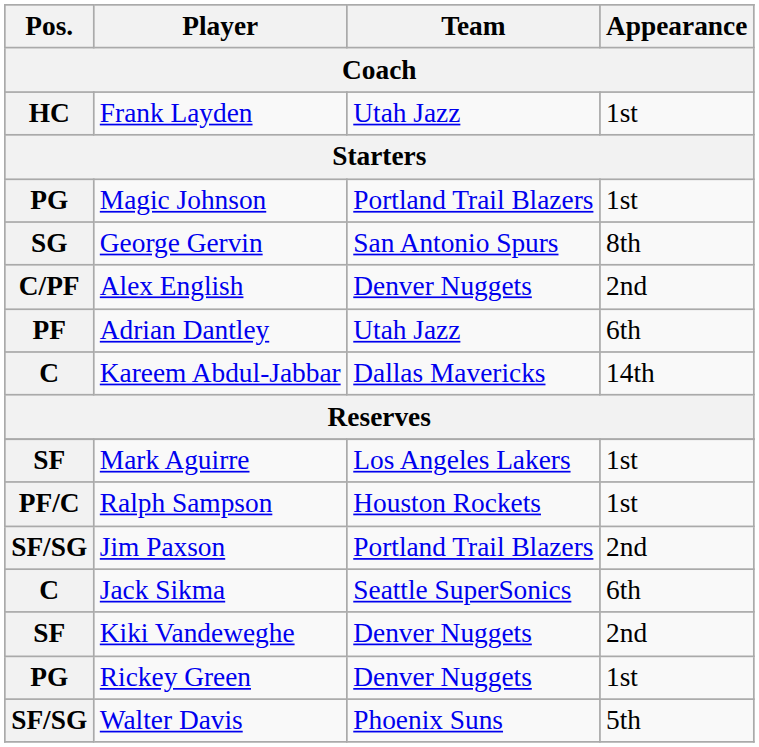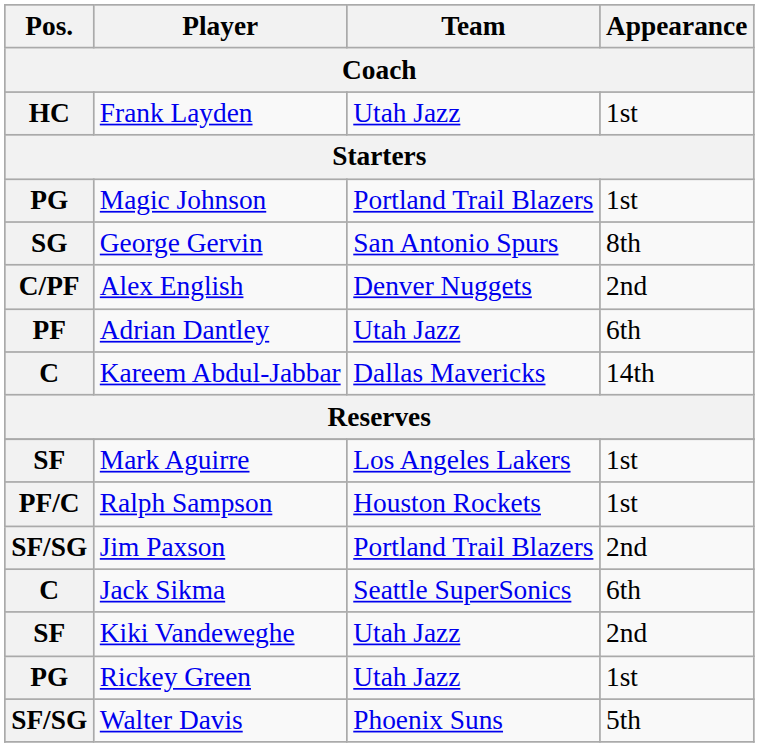(443, 633) Denver Nuggets -> (407, 633) Utah Jazz
(443, 677) Denver Nuggets -> (407, 677) Utah Jazz
